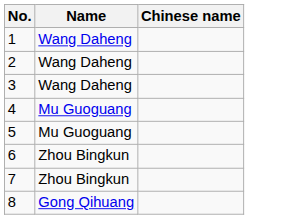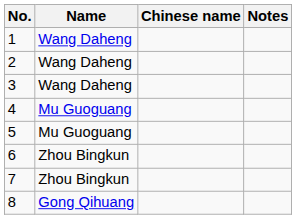+ column: (268, 16)
